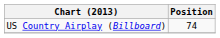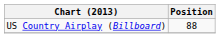(192, 26) 74 -> (192, 26) 88
